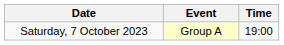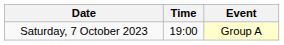columns swapped: (259, 13) <-> (201, 13)
